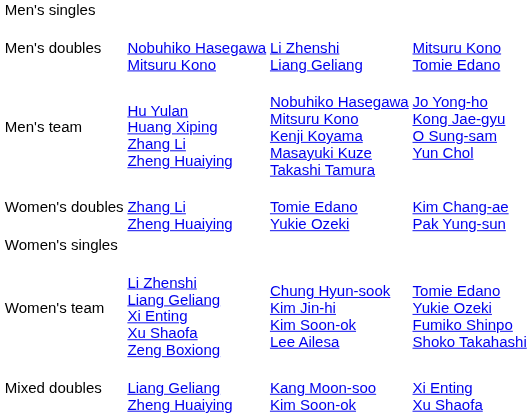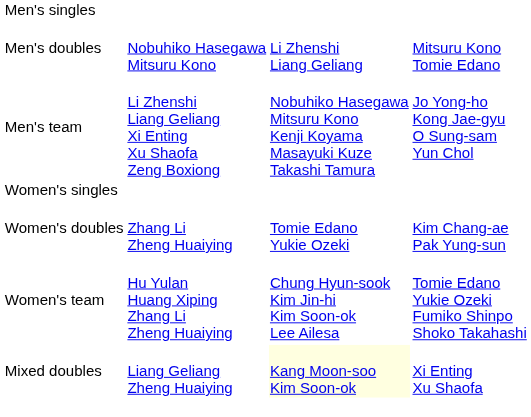(180, 136) Hu Yulan Huang Xiping Zhang Li Zheng Huaiying -> (174, 136) Li Zhenshi Liang Geliang Xi Enting Xu Shaofa Zeng Boxiong
rows swapped: (61, 245) <-> (64, 207)
(174, 316) Li Zhenshi Liang Geliang Xi Enting Xu Shaofa Zeng Boxiong -> (180, 308) Hu Yulan Huang Xiping Zhang Li Zheng Huaiying
(323, 396) no background -> (323, 379) lightyellow background
